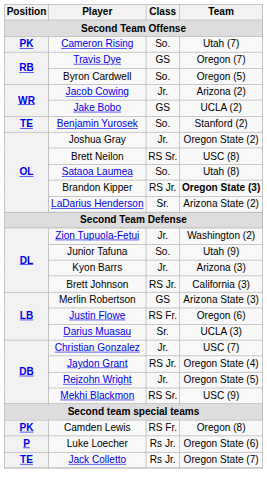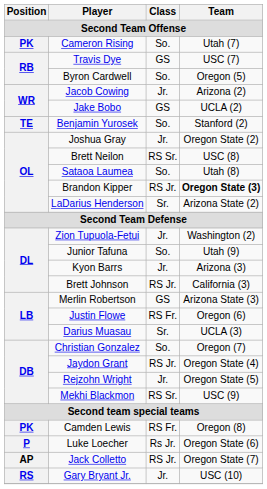(221, 60) Oregon (7) -> (221, 60) USC (7)
(163, 348) Jr. -> (163, 348) So.
(221, 348) USC (7) -> (221, 348) Oregon (7)
(27, 460) TE -> (27, 460) AP
(163, 460) Rs Jr. -> (163, 460) RS Jr.
+ row: (97, 476)
